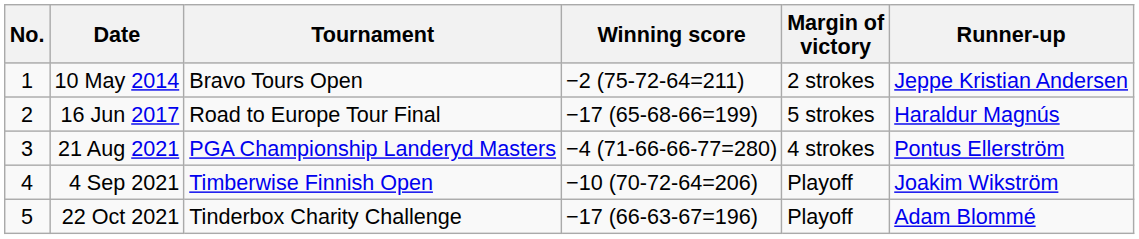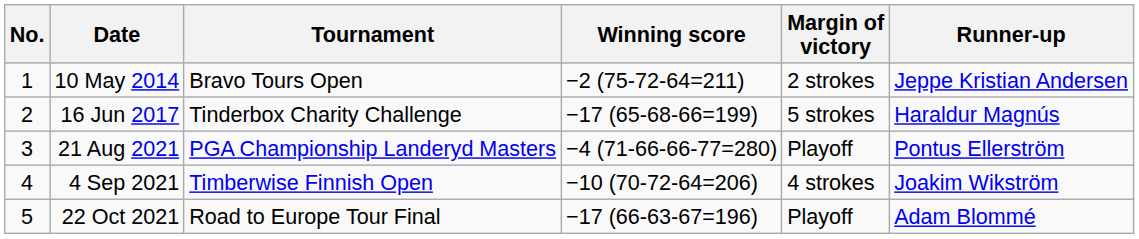(315, 114) Road to Europe Tour Final -> (326, 114) Tinderbox Charity Challenge
(831, 149) 4 strokes -> (820, 149) Playoff
(820, 183) Playoff -> (831, 183) 4 strokes
(326, 217) Tinderbox Charity Challenge -> (315, 217) Road to Europe Tour Final
